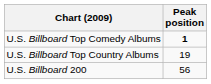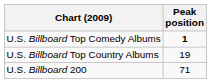(185, 70) 56 -> (185, 70) 71
